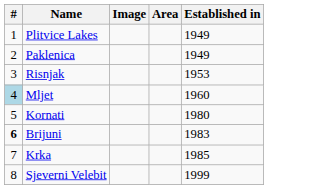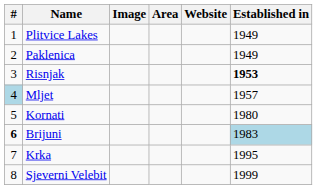+ column: (206, 14)
(197, 74) normal -> (246, 74) bold
(197, 94) 1960 -> (246, 94) 1957
(197, 134) no background -> (246, 134) lightblue background
(197, 154) 1985 -> (246, 154) 1995
